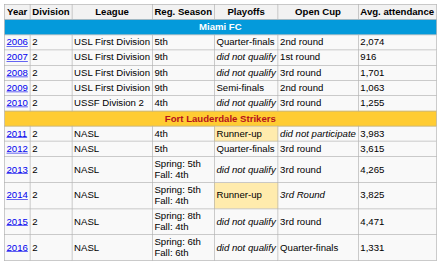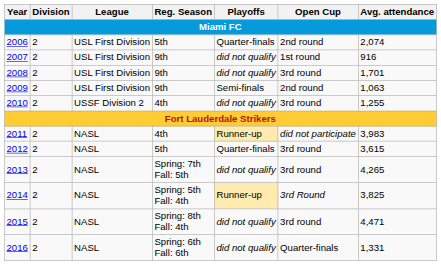(178, 169) Spring: 5th Fall: 4th -> (178, 169) Spring: 7th Fall: 5th
